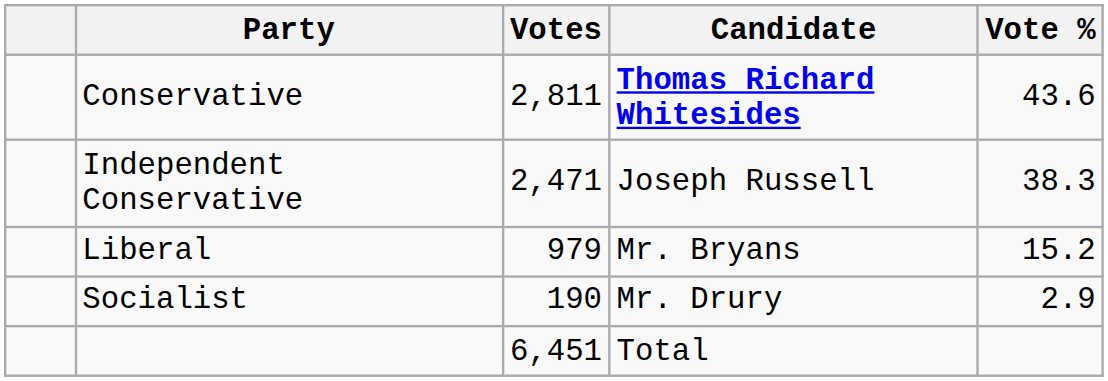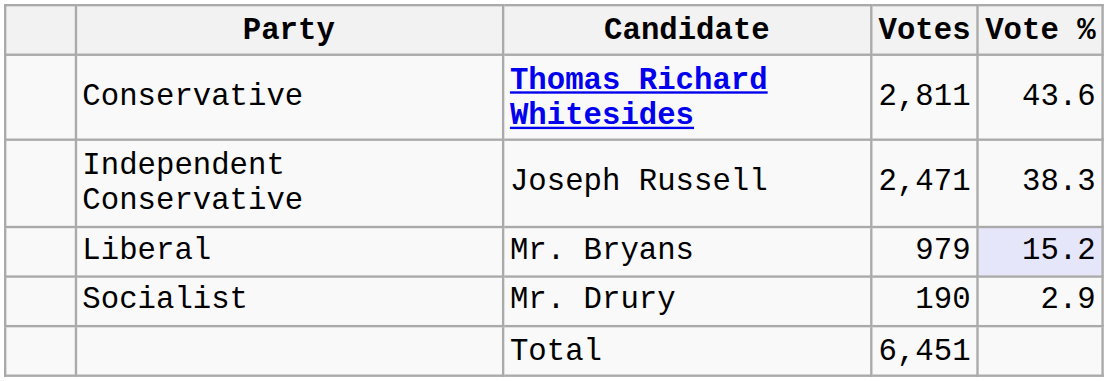columns swapped: (794, 30) <-> (556, 30)
(1059, 251) no background -> (1059, 251) lavender background
